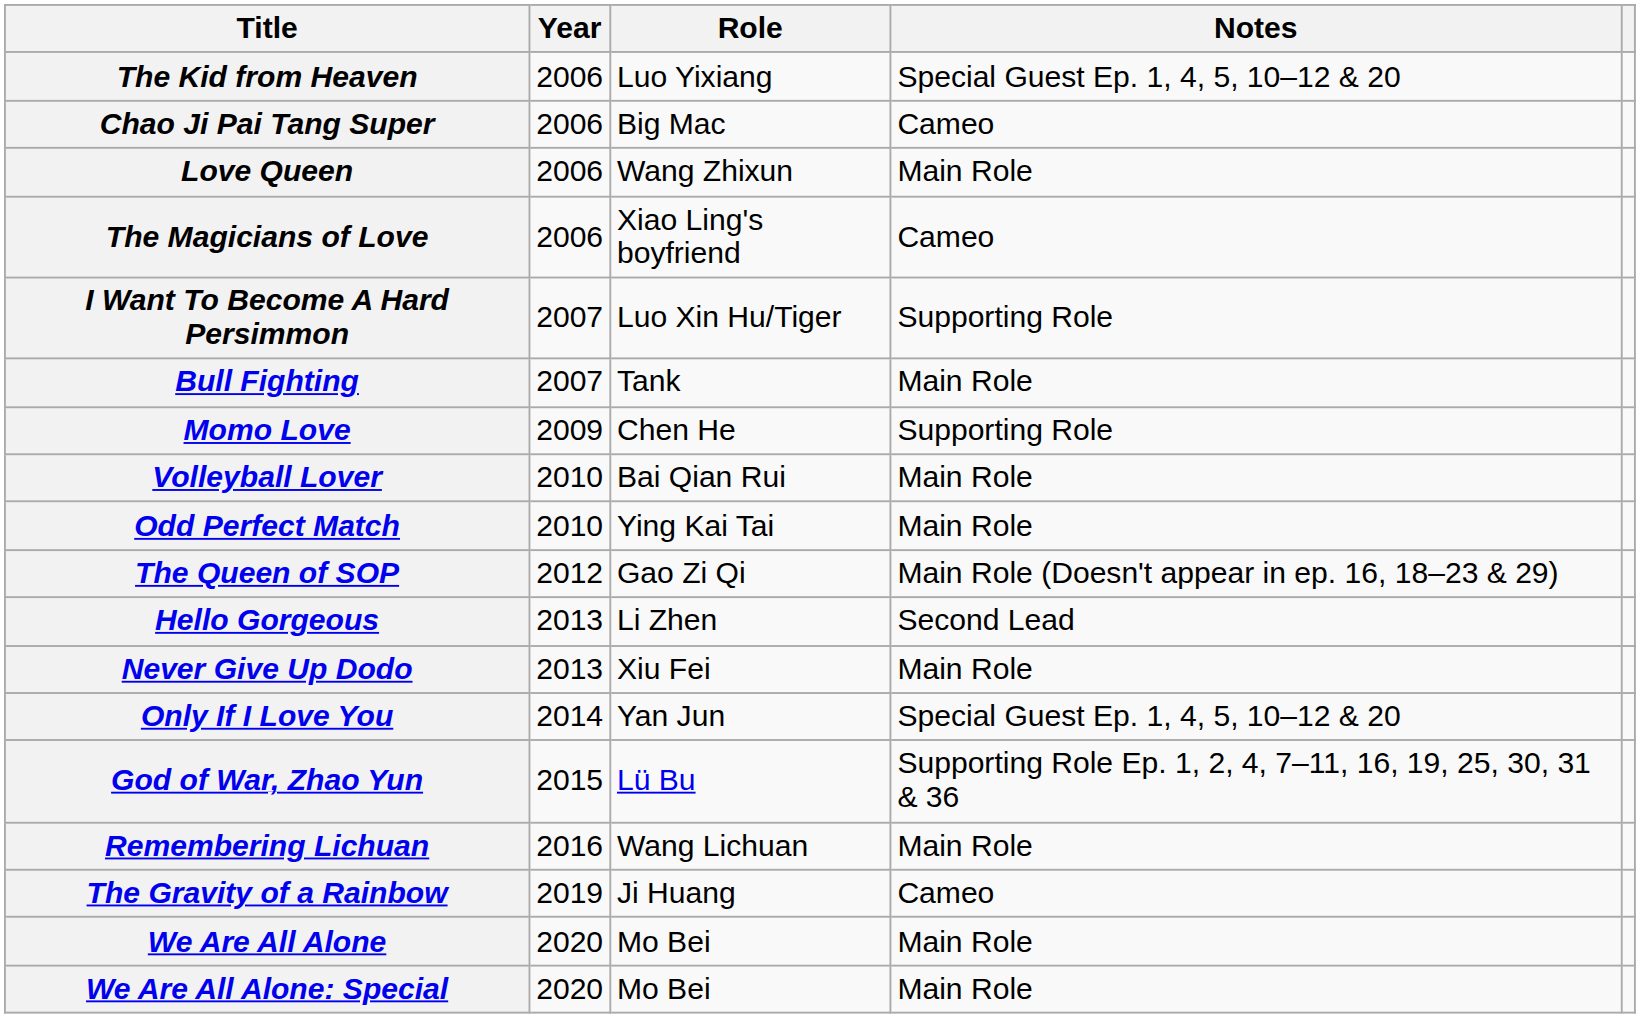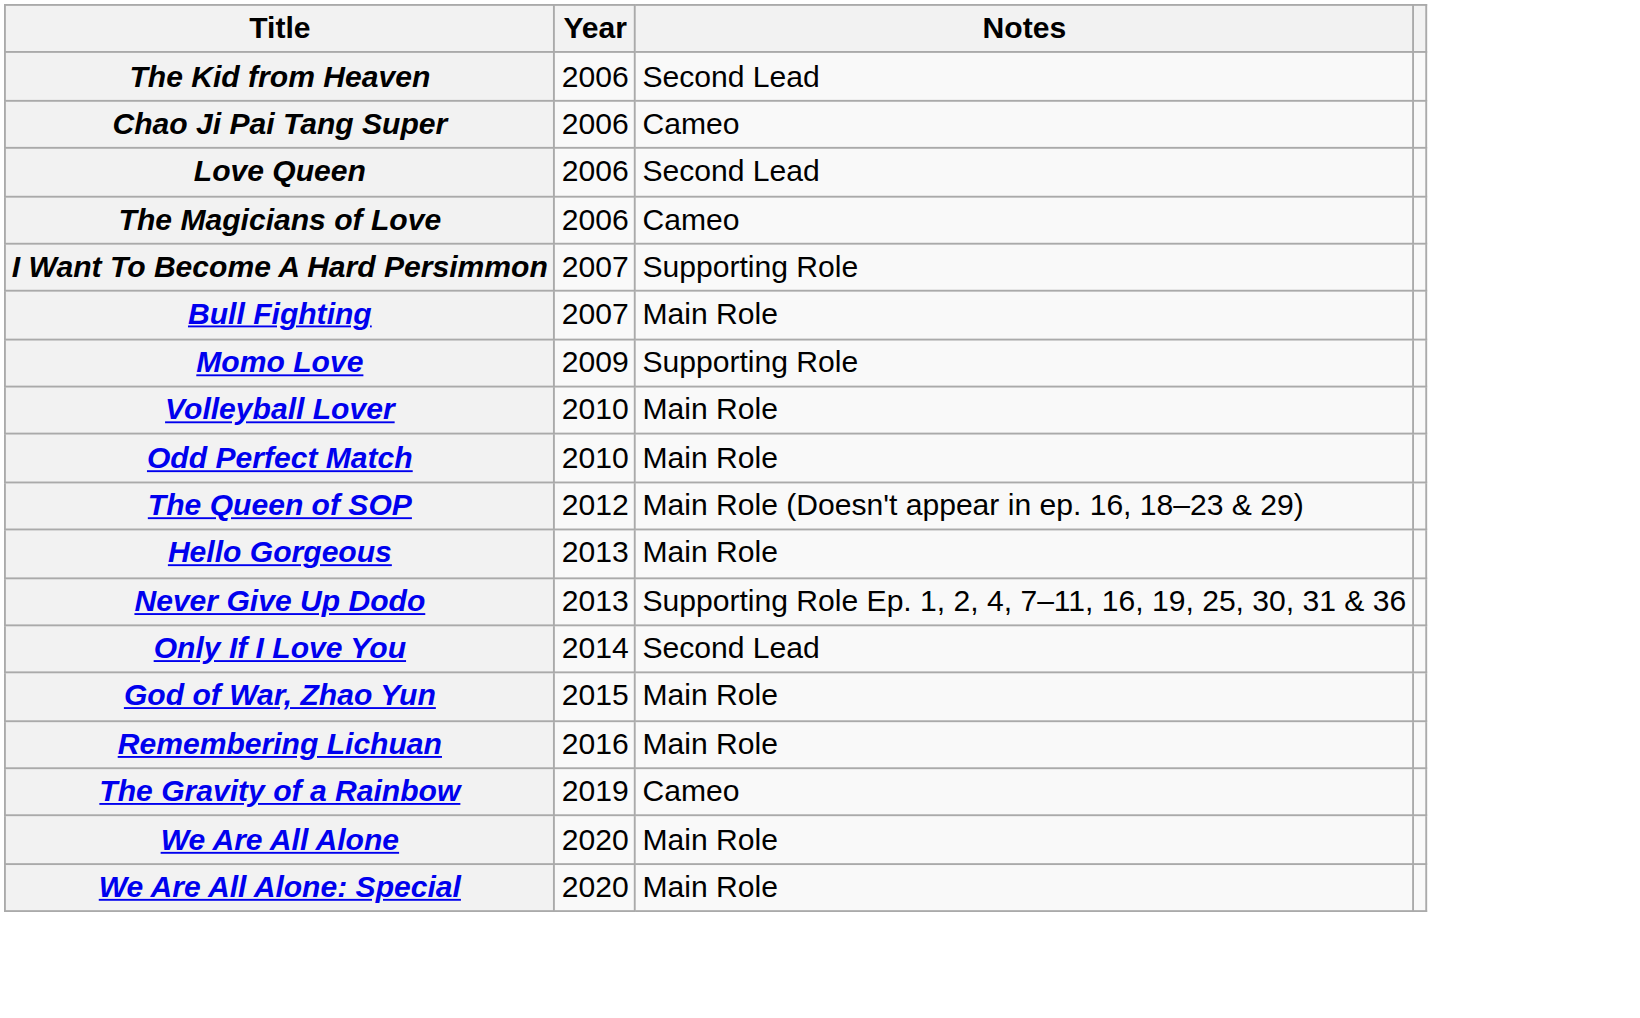- column: (750, 28)
(1149, 76) Special Guest Ep. 1, 4, 5, 10–12 & 20 -> (731, 76) Second Lead
(965, 171) Main Role -> (731, 171) Second Lead
(986, 620) Second Lead -> (710, 553) Main Role
(965, 668) Main Role -> (1024, 600) Supporting Role Ep. 1, 2, 4, 7–11, 16, 19, 25, 30, 31 & 36
(1149, 716) Special Guest Ep. 1, 4, 5, 10–12 & 20 -> (731, 648) Second Lead
(1244, 780) Supporting Role Ep. 1, 2, 4, 7–11, 16, 19, 25, 30, 31 & 36 -> (710, 696) Main Role
